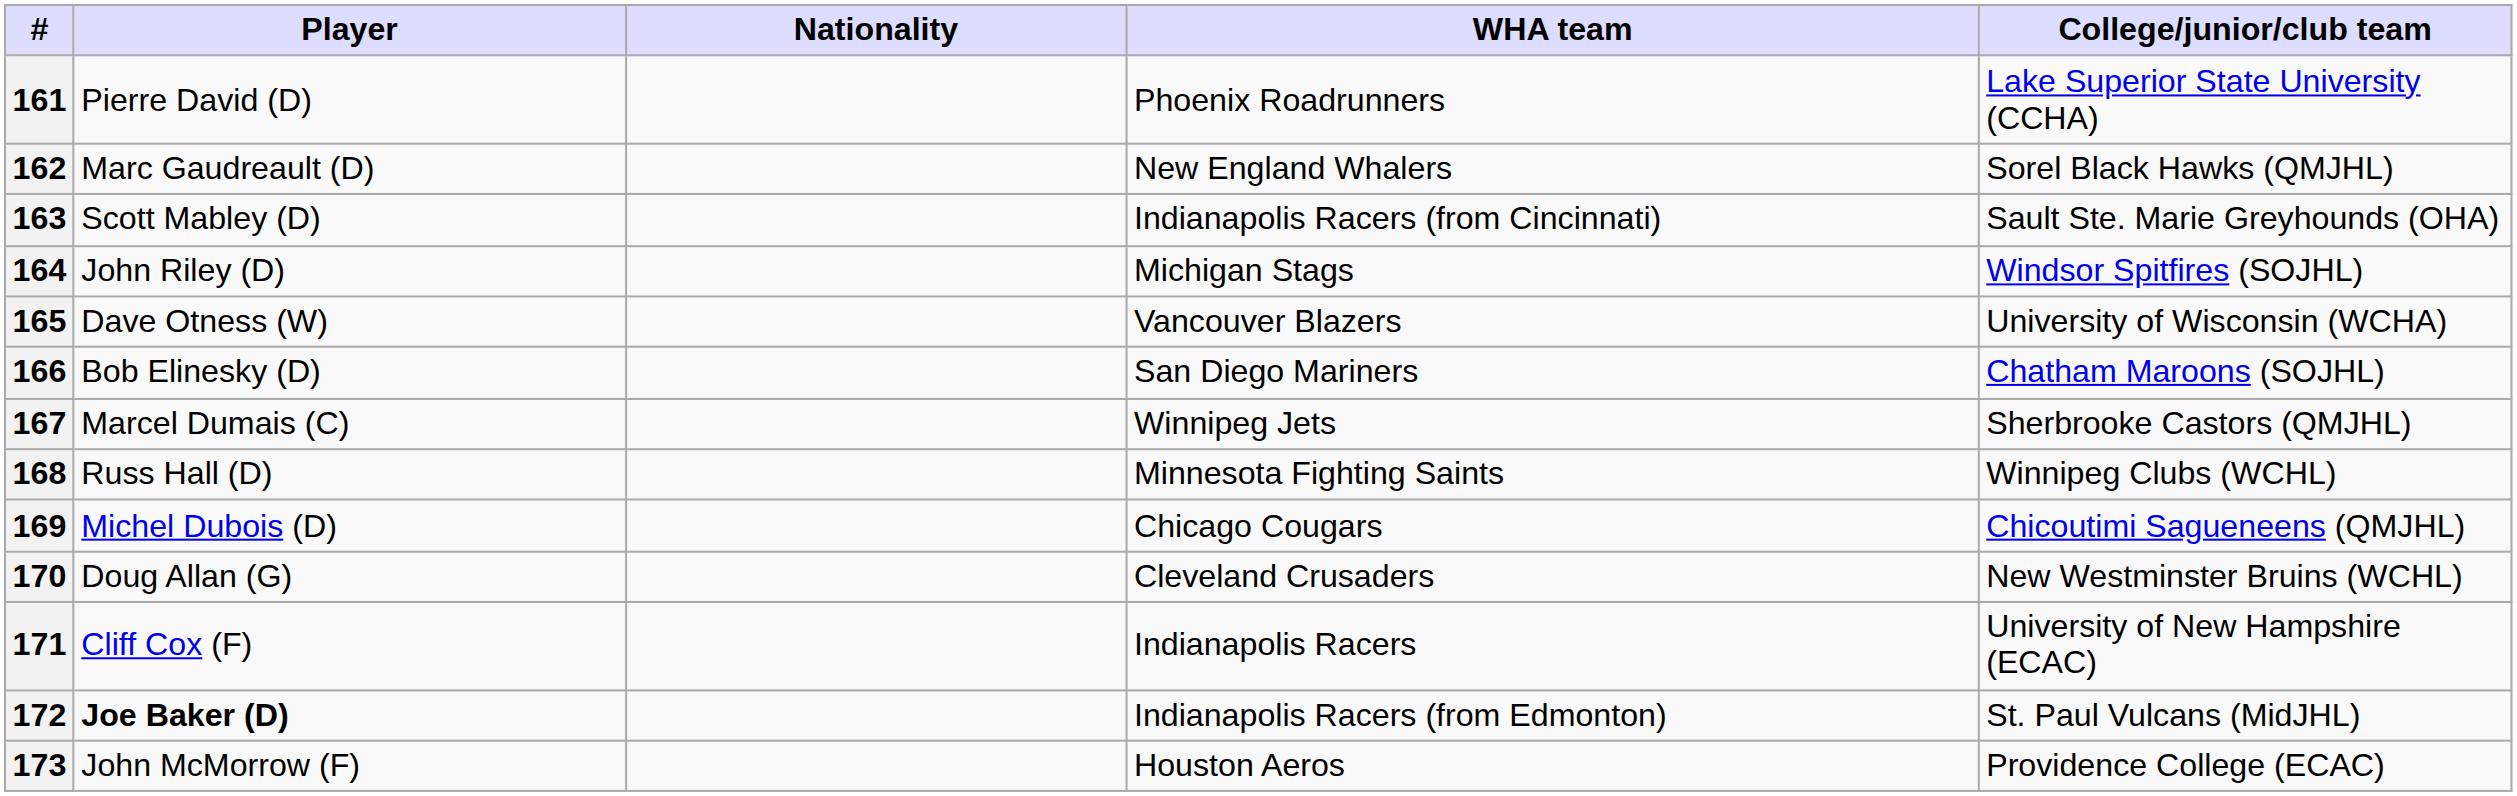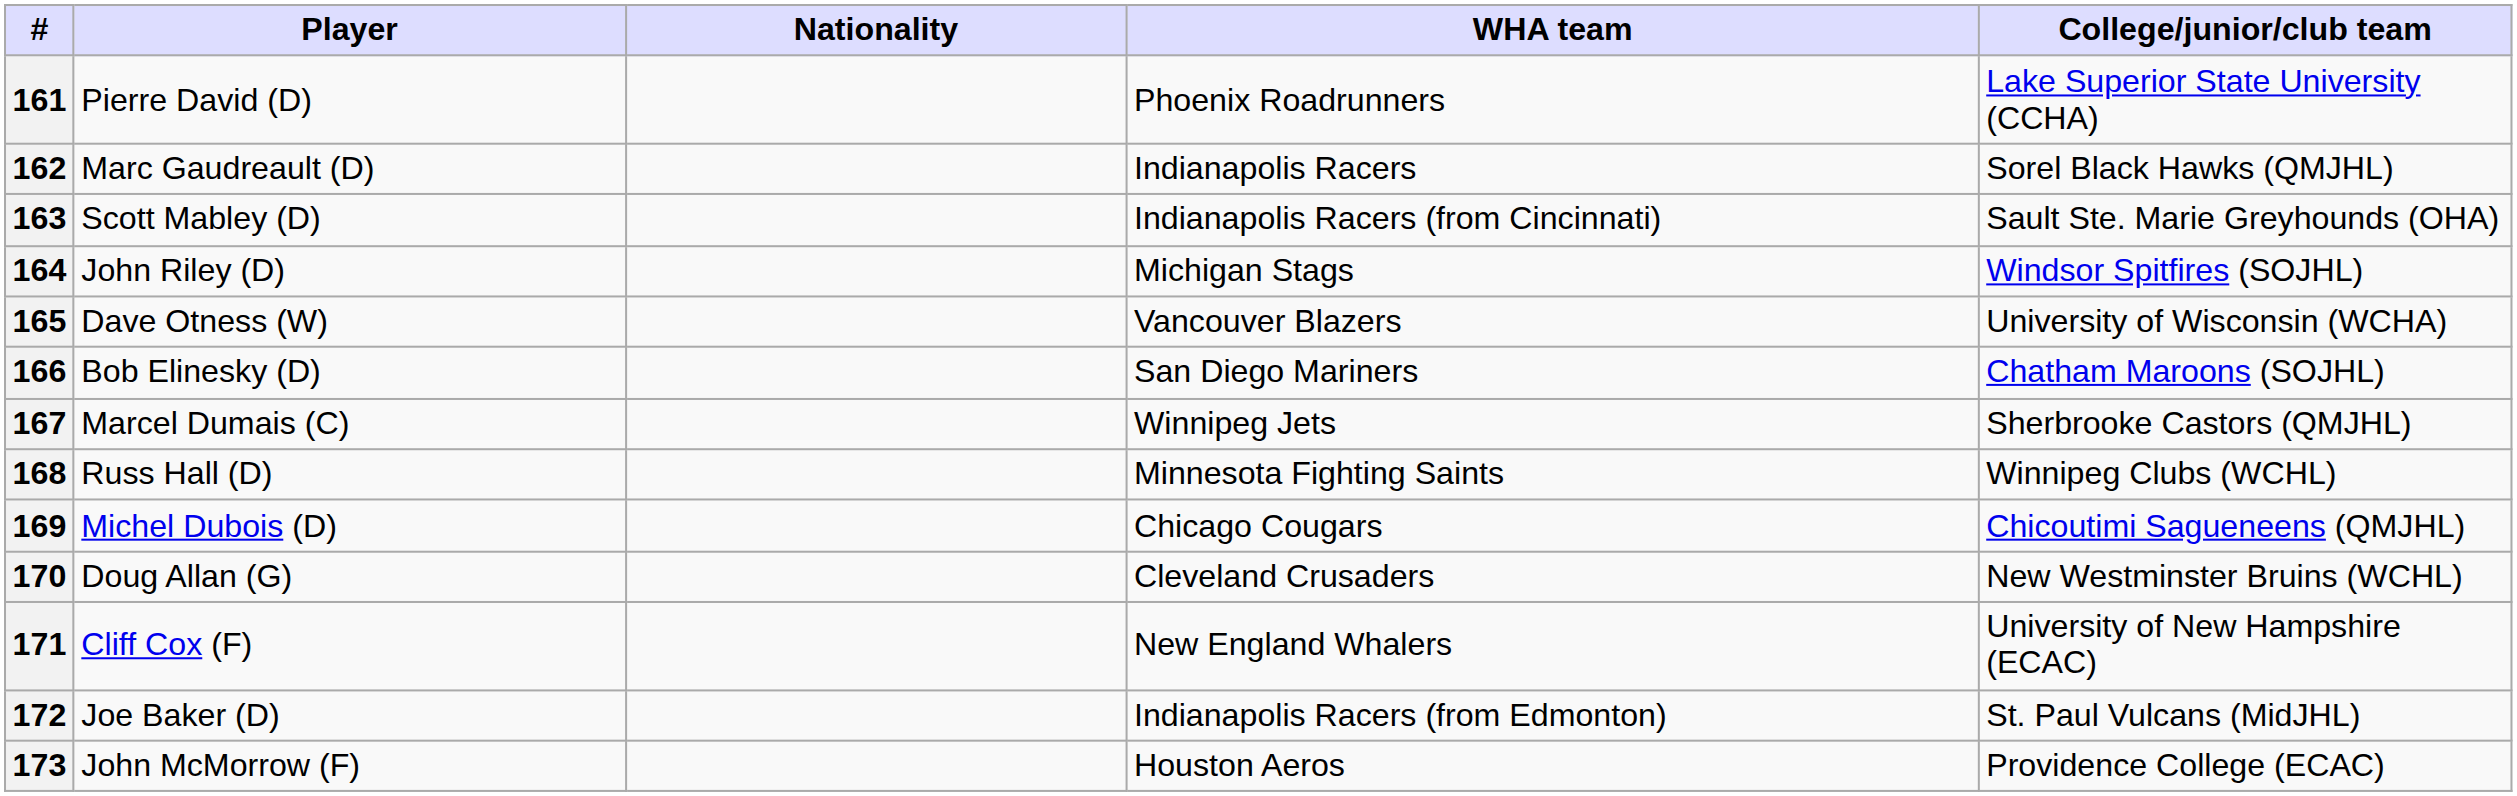(1293, 168) New England Whalers -> (1275, 168) Indianapolis Racers
(1275, 645) Indianapolis Racers -> (1293, 645) New England Whalers
(185, 714) bold -> (181, 714) normal
